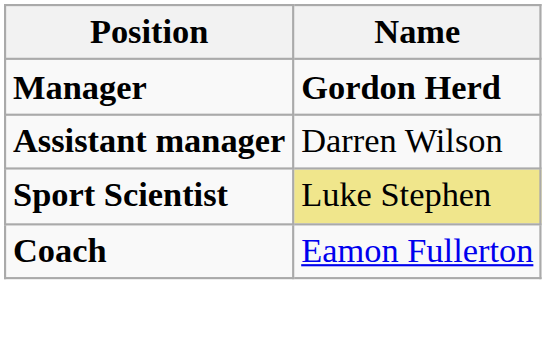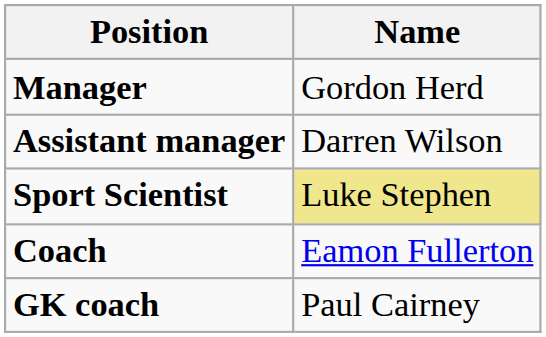(401, 86) bold -> (392, 86) normal
+ row: (86, 304)
